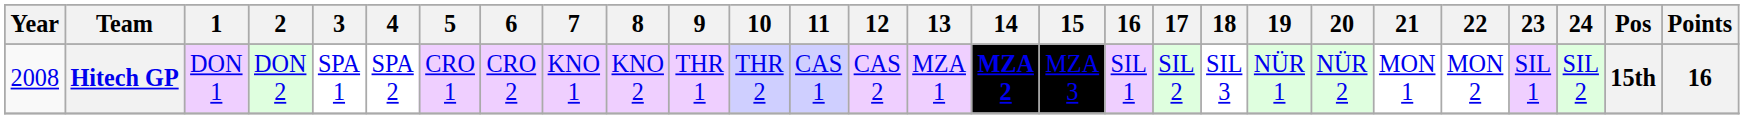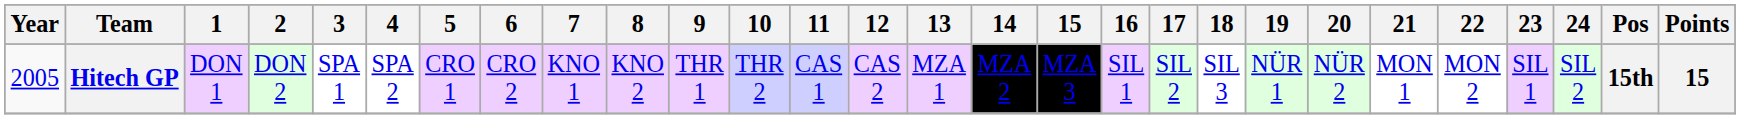(35, 78) 2008 -> (35, 78) 2005
(1006, 78) bold -> (1004, 78) normal
(1700, 78) 16 -> (1697, 78) 15
